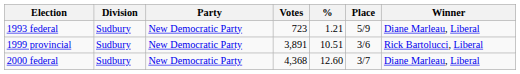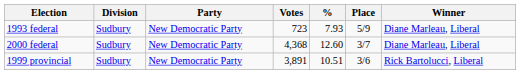(334, 28) 1.21 -> (334, 28) 7.93
rows swapped: (39, 45) <-> (32, 61)
